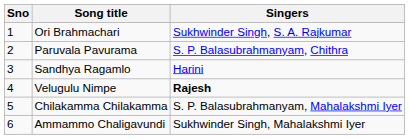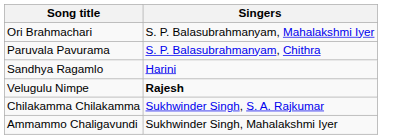- column: (18, 13)
(262, 32) Sukhwinder Singh, S. A. Rajkumar -> (260, 32) S. P. Balasubrahmanyam, Mahalakshmi Iyer
(287, 106) S. P. Balasubrahmanyam, Mahalakshmi Iyer -> (235, 106) Sukhwinder Singh, S. A. Rajkumar
